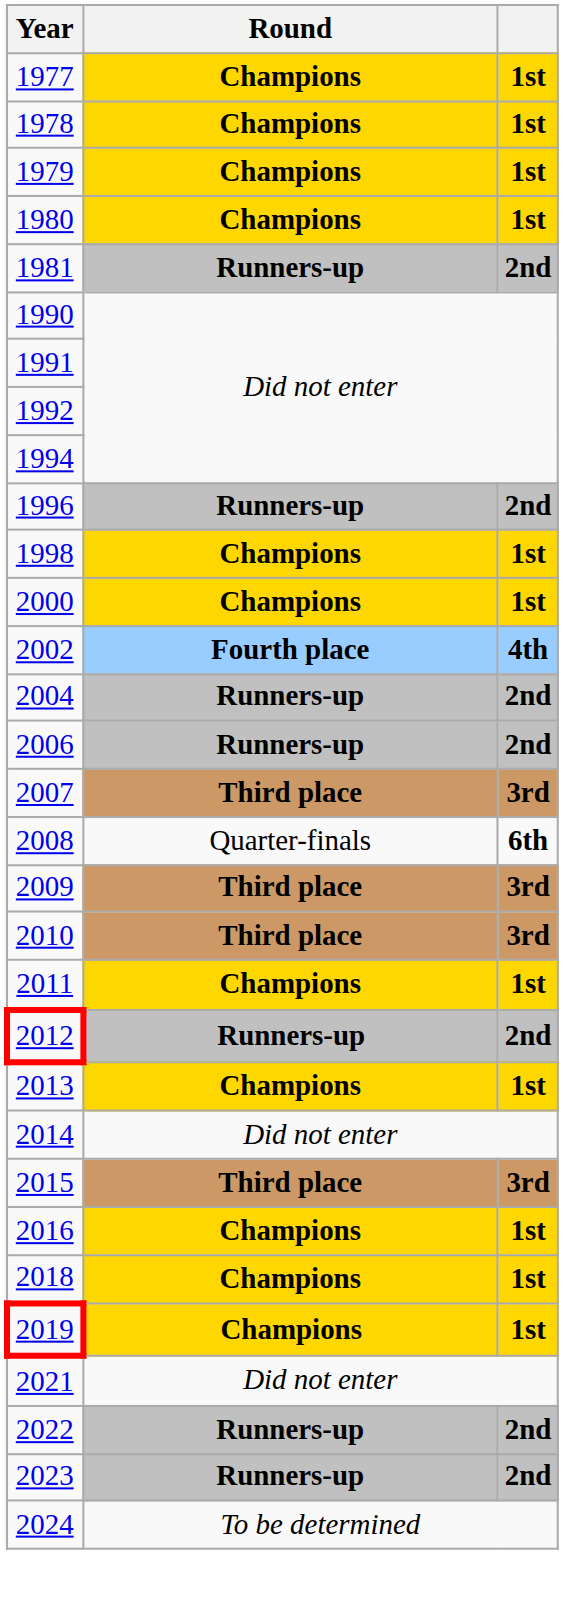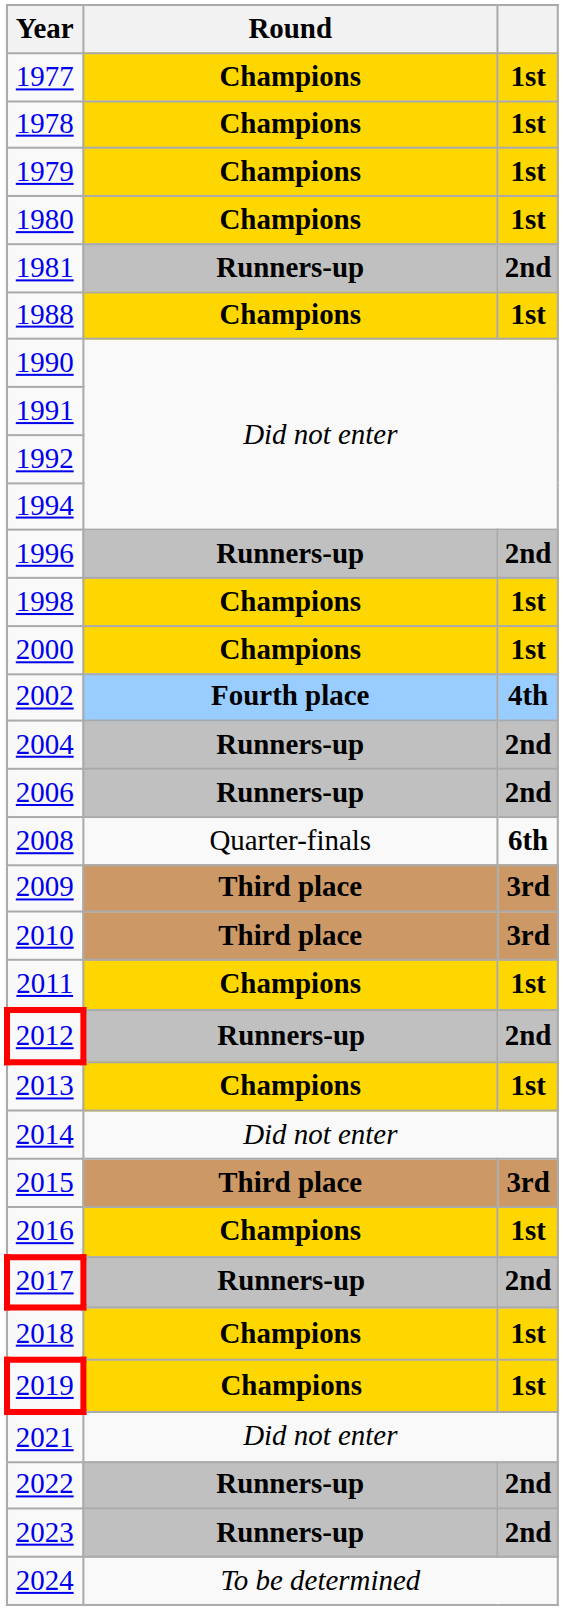+ row: (45, 315)
- row: (45, 792)
+ row: (45, 1281)
